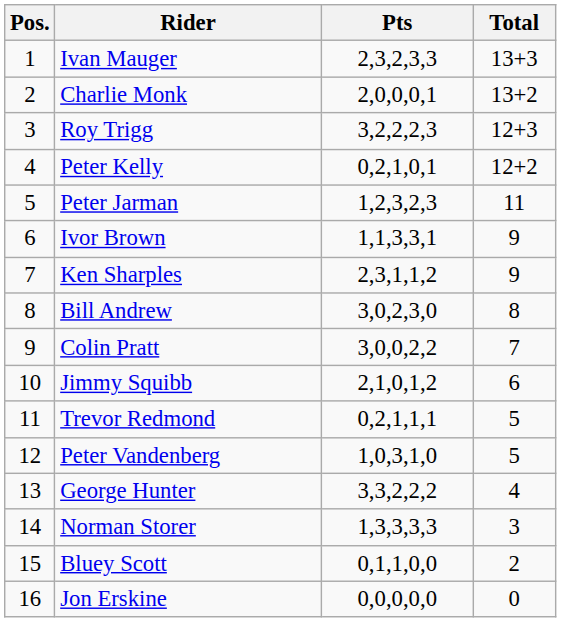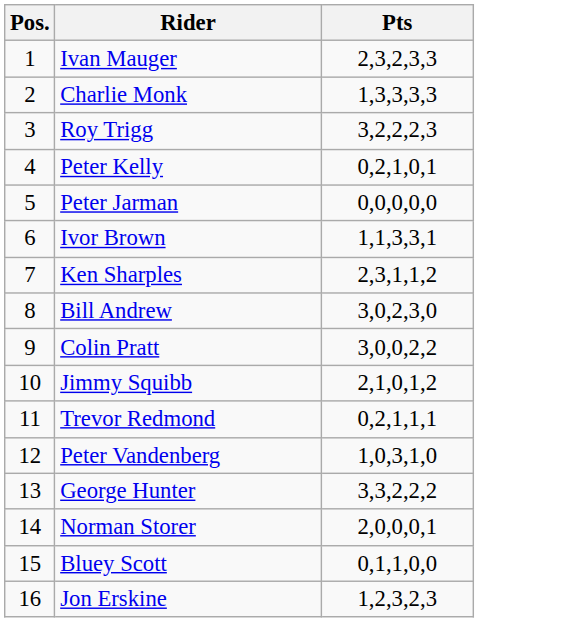- column: (514, 22)
(397, 94) 2,0,0,0,1 -> (397, 94) 1,3,3,3,3
(397, 202) 1,2,3,2,3 -> (397, 202) 0,0,0,0,0
(397, 526) 1,3,3,3,3 -> (397, 526) 2,0,0,0,1
(397, 599) 0,0,0,0,0 -> (397, 599) 1,2,3,2,3
